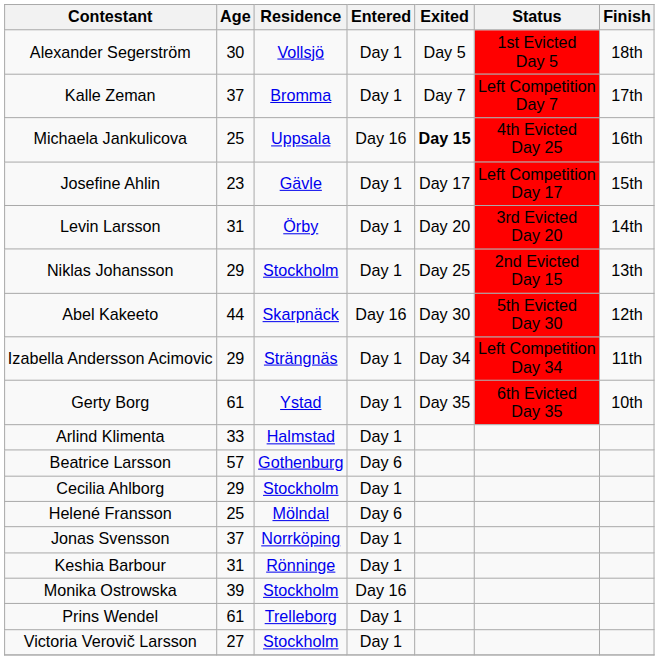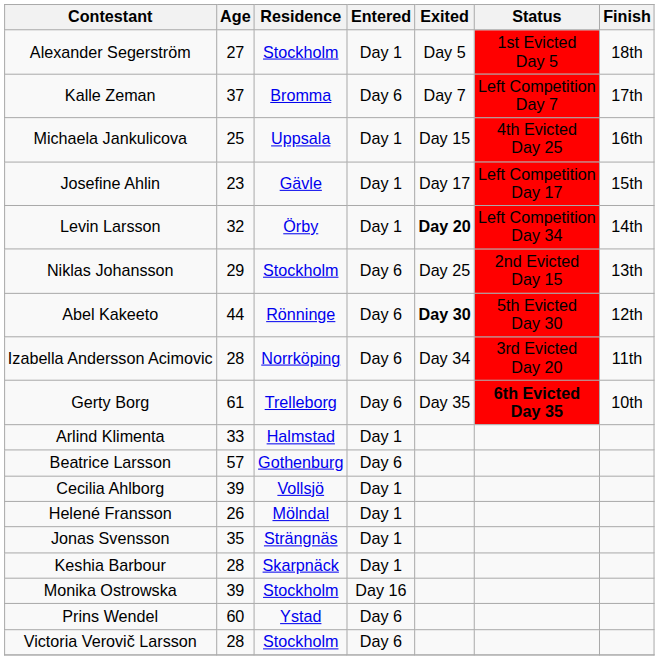(235, 52) 30 -> (235, 52) 27
(301, 52) Vollsjö -> (301, 52) Stockholm
(381, 95) Day 1 -> (381, 95) Day 6
(381, 139) Day 16 -> (381, 139) Day 1
(445, 139) bold -> (445, 139) normal
(235, 227) 31 -> (235, 227) 32
(445, 227) normal -> (445, 227) bold
(537, 227) 3rd Evicted Day 20 -> (537, 227) Left Competition Day 34
(381, 271) Day 1 -> (381, 271) Day 6
(301, 314) Skarpnäck -> (301, 314) Rönninge
(381, 314) Day 16 -> (381, 314) Day 6
(445, 314) normal -> (445, 314) bold
(235, 358) 29 -> (235, 358) 28
(301, 358) Strängnäs -> (301, 358) Norrköping
(381, 358) Day 1 -> (381, 358) Day 6
(537, 358) Left Competition Day 34 -> (537, 358) 3rd Evicted Day 20
(301, 402) Ystad -> (301, 402) Trelleborg
(381, 402) Day 1 -> (381, 402) Day 6
(537, 402) normal -> (537, 402) bold
(235, 488) 29 -> (235, 488) 39
(301, 488) Stockholm -> (301, 488) Vollsjö
(235, 514) 25 -> (235, 514) 26
(381, 514) Day 6 -> (381, 514) Day 1
(235, 539) 37 -> (235, 539) 35
(301, 539) Norrköping -> (301, 539) Strängnäs
(235, 565) 31 -> (235, 565) 28
(301, 565) Rönninge -> (301, 565) Skarpnäck
(235, 616) 61 -> (235, 616) 60
(301, 616) Trelleborg -> (301, 616) Ystad
(381, 616) Day 1 -> (381, 616) Day 6
(235, 642) 27 -> (235, 642) 28
(381, 642) Day 1 -> (381, 642) Day 6
